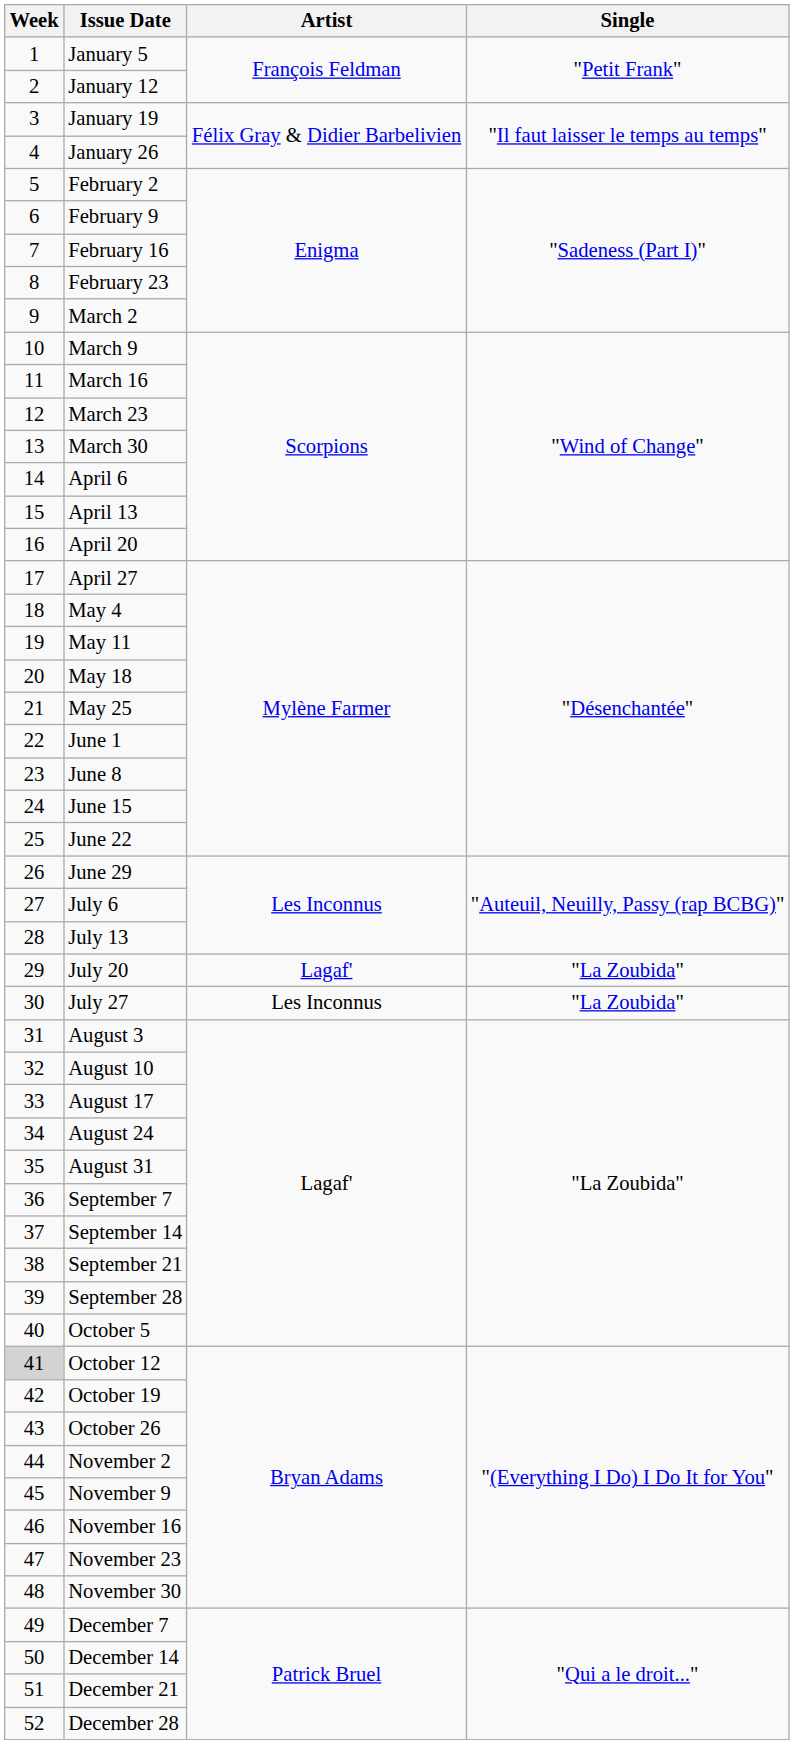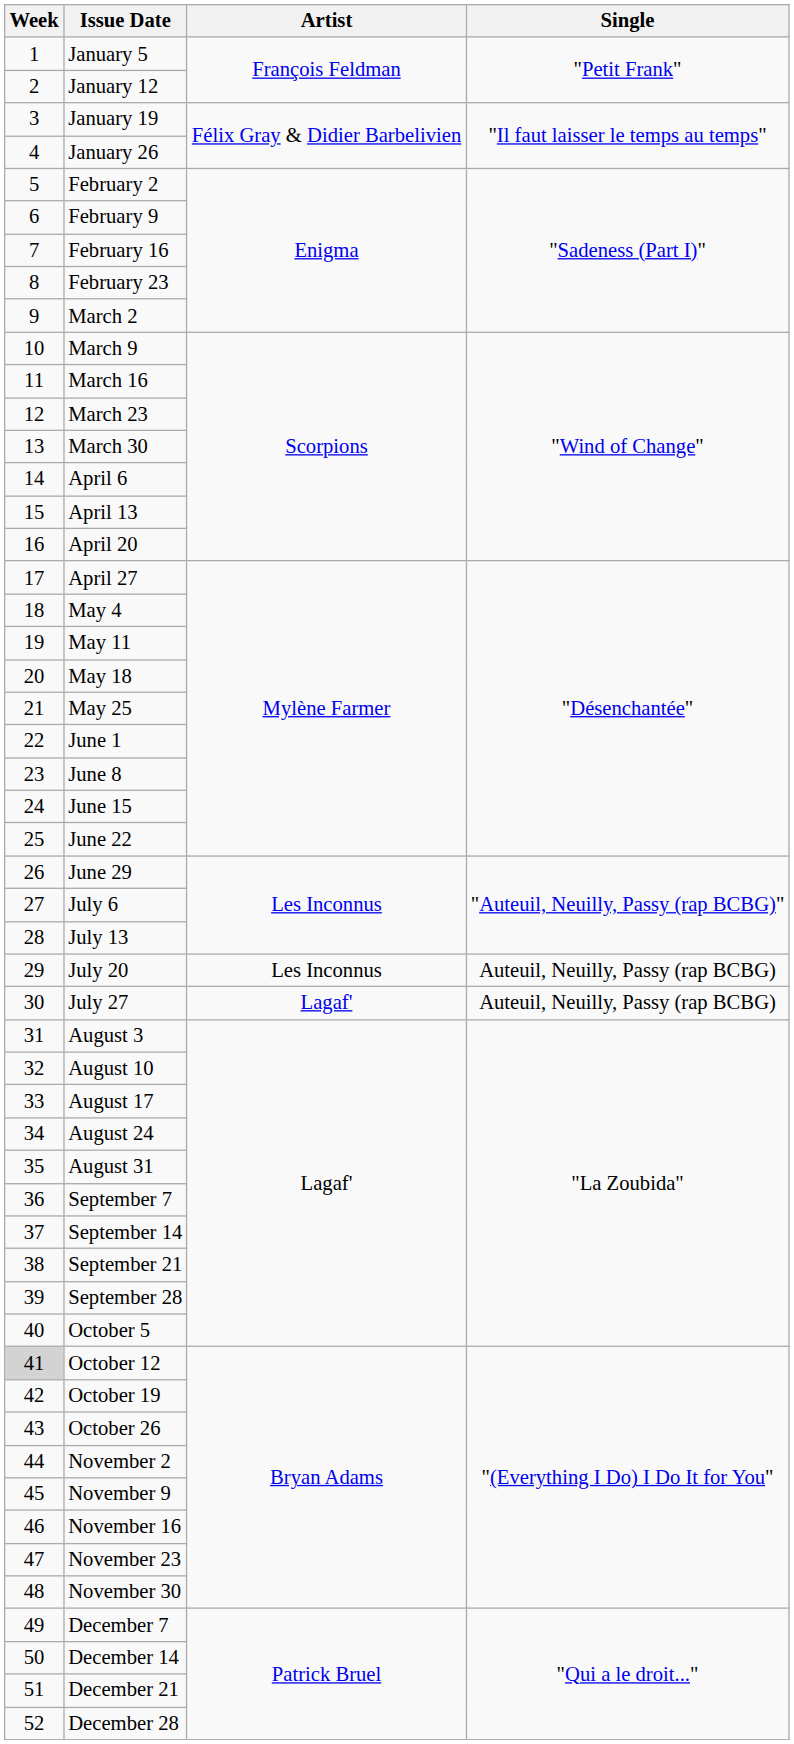(326, 970) Lagaf' -> (326, 970) Les Inconnus
(628, 970) "La Zoubida" -> (628, 970) Auteuil, Neuilly, Passy (rap BCBG)
(326, 1002) Les Inconnus -> (326, 1002) Lagaf'
(628, 1002) "La Zoubida" -> (628, 1002) Auteuil, Neuilly, Passy (rap BCBG)
